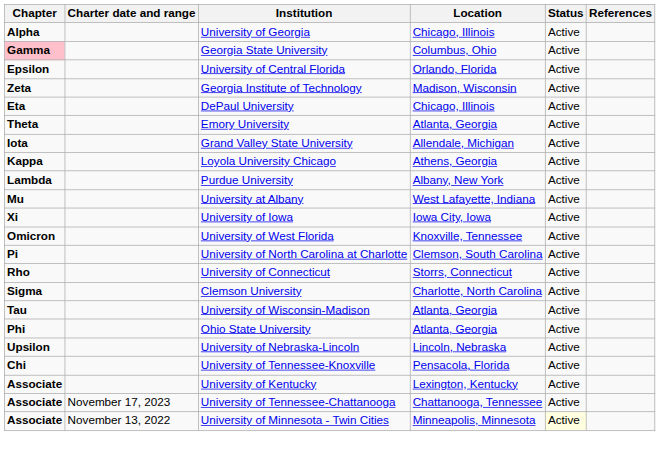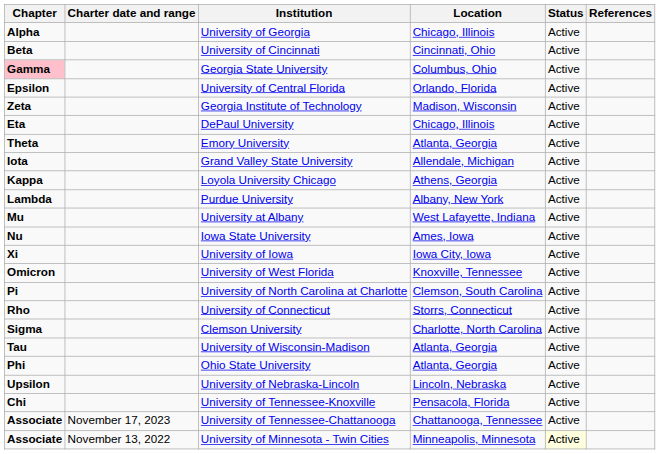+ row: (260, 50)
+ row: (256, 236)
- row: (259, 384)
